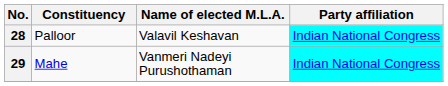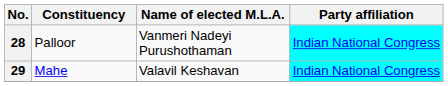(189, 35) Valavil Keshavan -> (185, 43) Vanmeri Nadeyi Purushothaman
(185, 63) Vanmeri Nadeyi Purushothaman -> (189, 71) Valavil Keshavan
